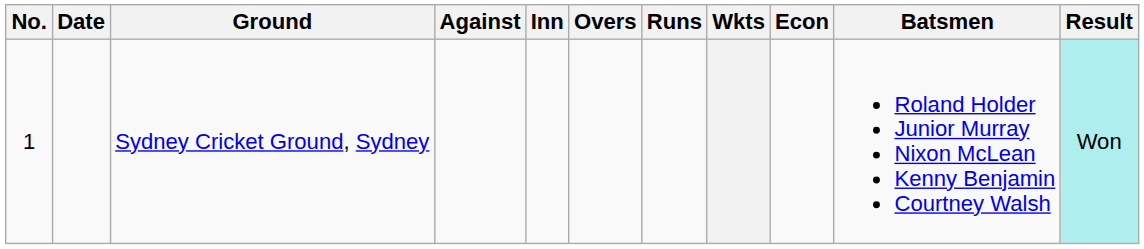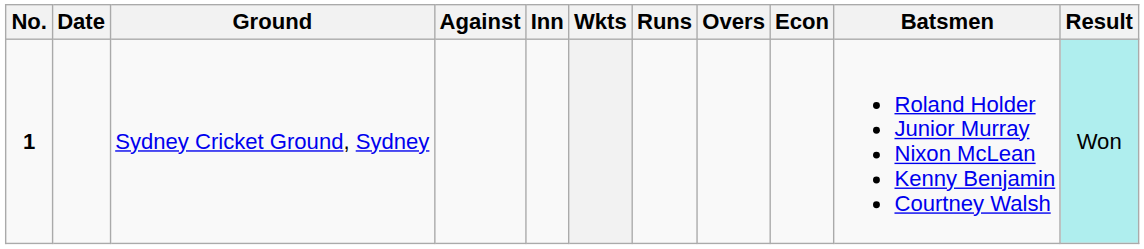columns swapped: (605, 22) <-> (739, 22)
(29, 141) normal -> (29, 141) bold
